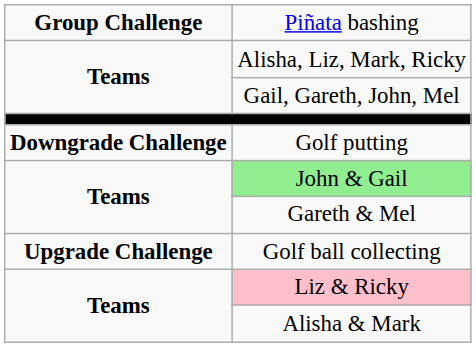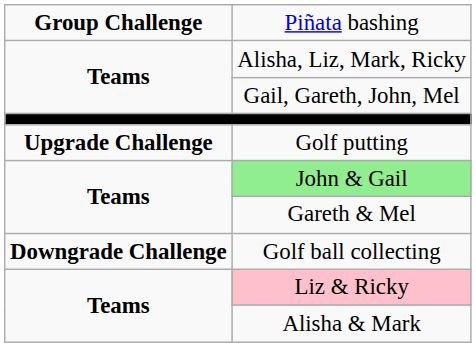(118, 142) Downgrade Challenge -> (118, 142) Upgrade Challenge
(118, 250) Upgrade Challenge -> (118, 250) Downgrade Challenge
